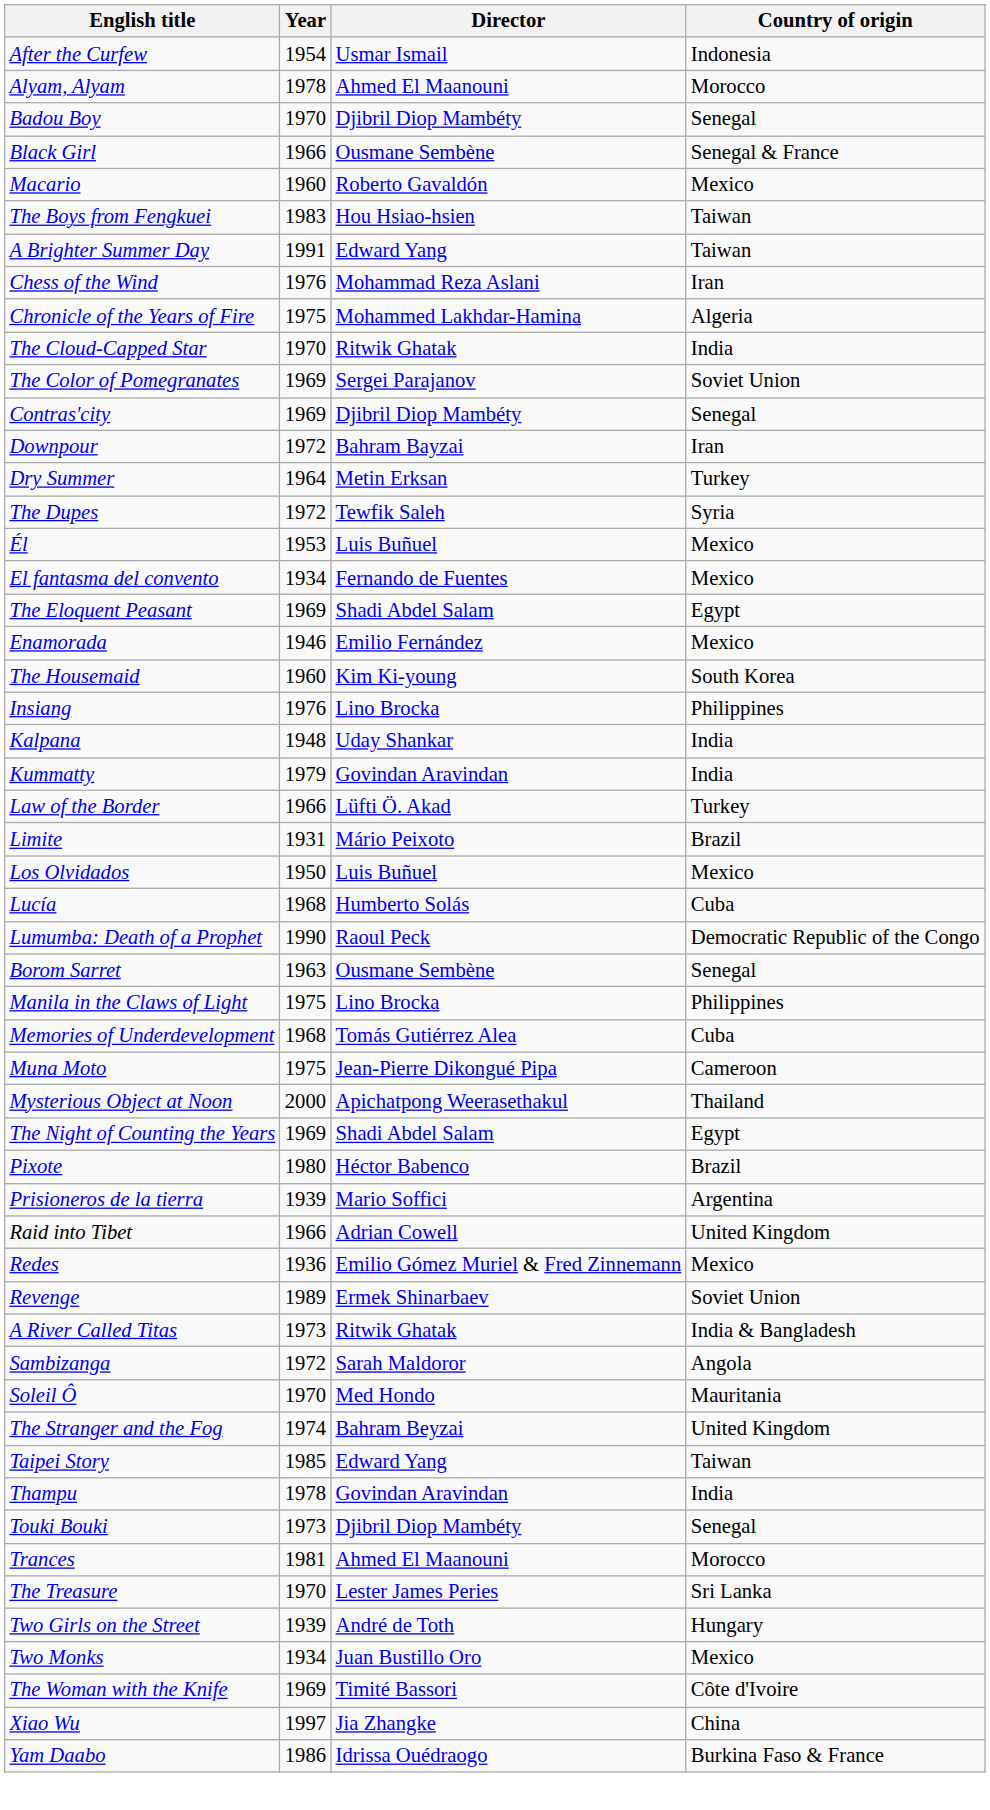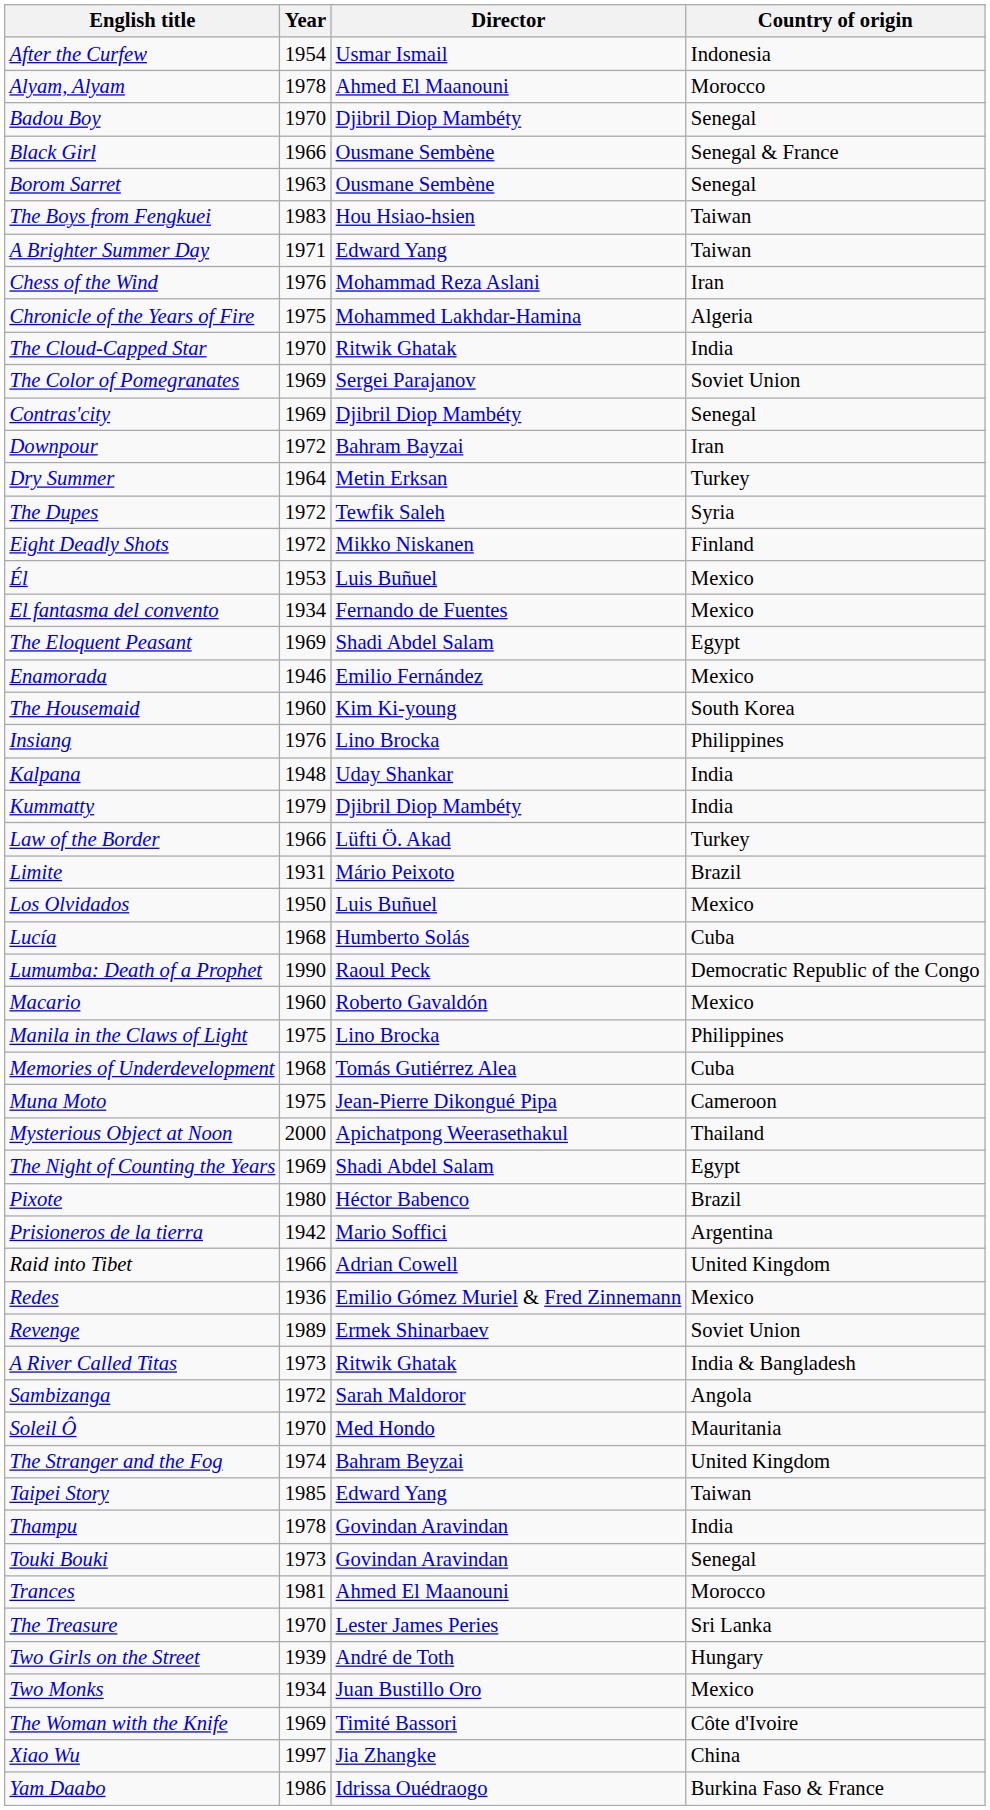rows swapped: (65, 970) <-> (45, 184)
(305, 250) 1991 -> (305, 250) 1971
+ row: (89, 544)
(422, 773) Govindan Aravindan -> (428, 806) Djibril Diop Mambéty
(305, 1199) 1939 -> (305, 1232) 1942
(428, 1526) Djibril Diop Mambéty -> (422, 1559) Govindan Aravindan
